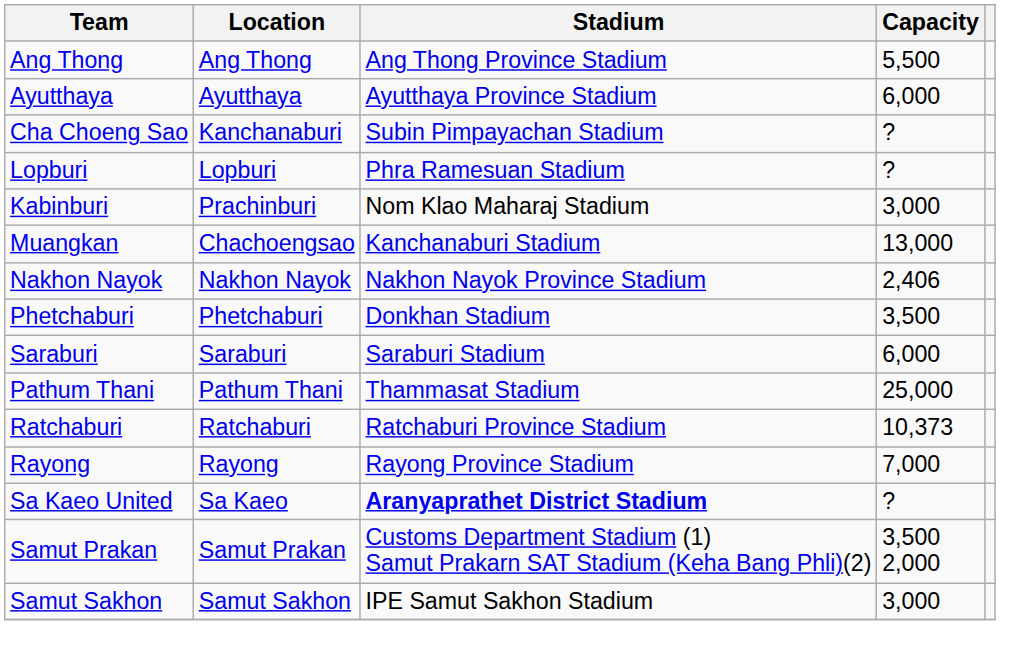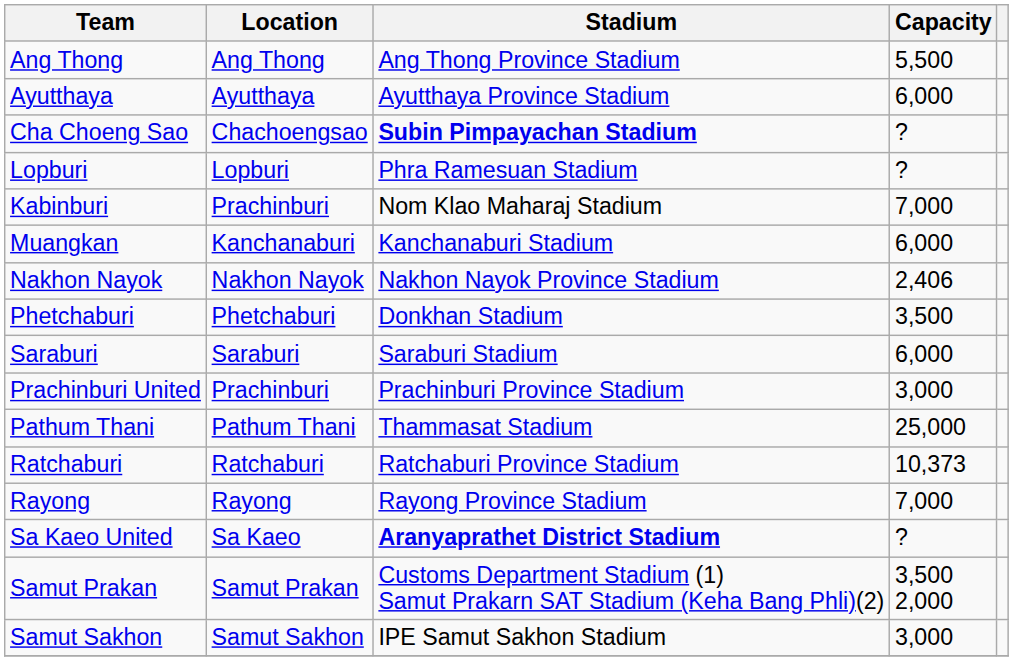(270, 133) Kanchanaburi -> (290, 133) Chachoengsao
(515, 133) normal -> (538, 133) bold
(911, 206) 3,000 -> (924, 206) 7,000
(277, 243) Chachoengsao -> (283, 243) Kanchanaburi
(918, 243) 13,000 -> (924, 243) 6,000
+ row: (106, 390)
